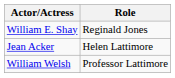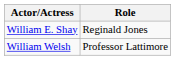- row: (30, 47)
